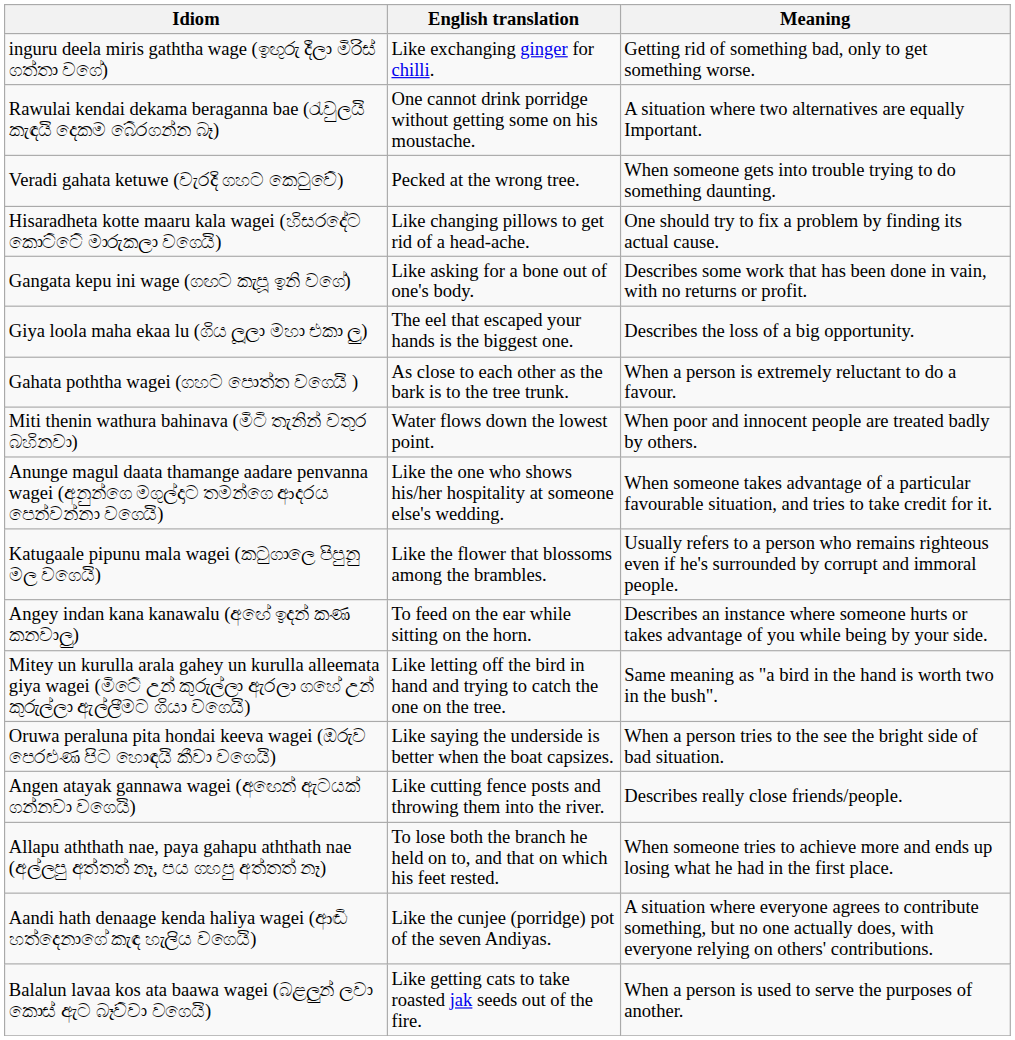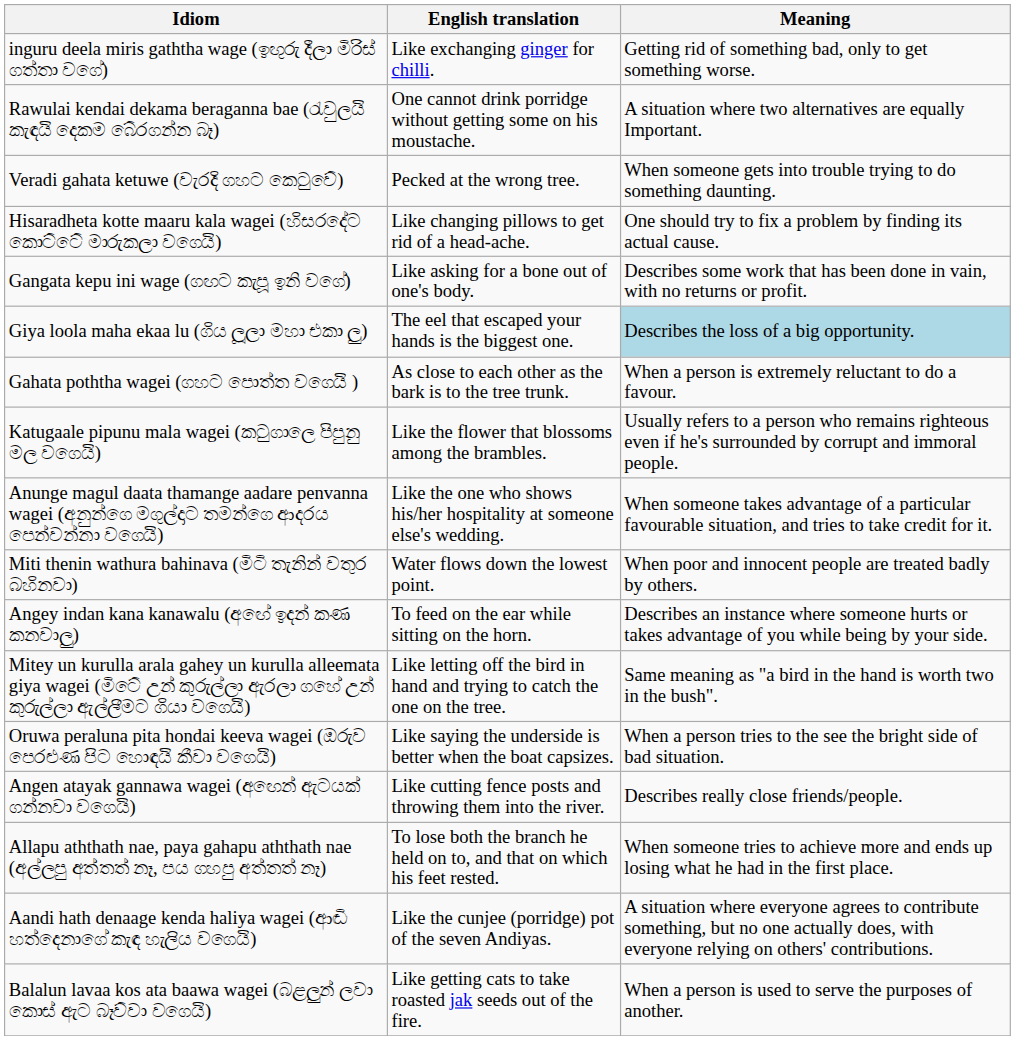(769, 331) no background -> (769, 331) lightblue background
rows swapped: (188, 432) <-> (185, 564)
